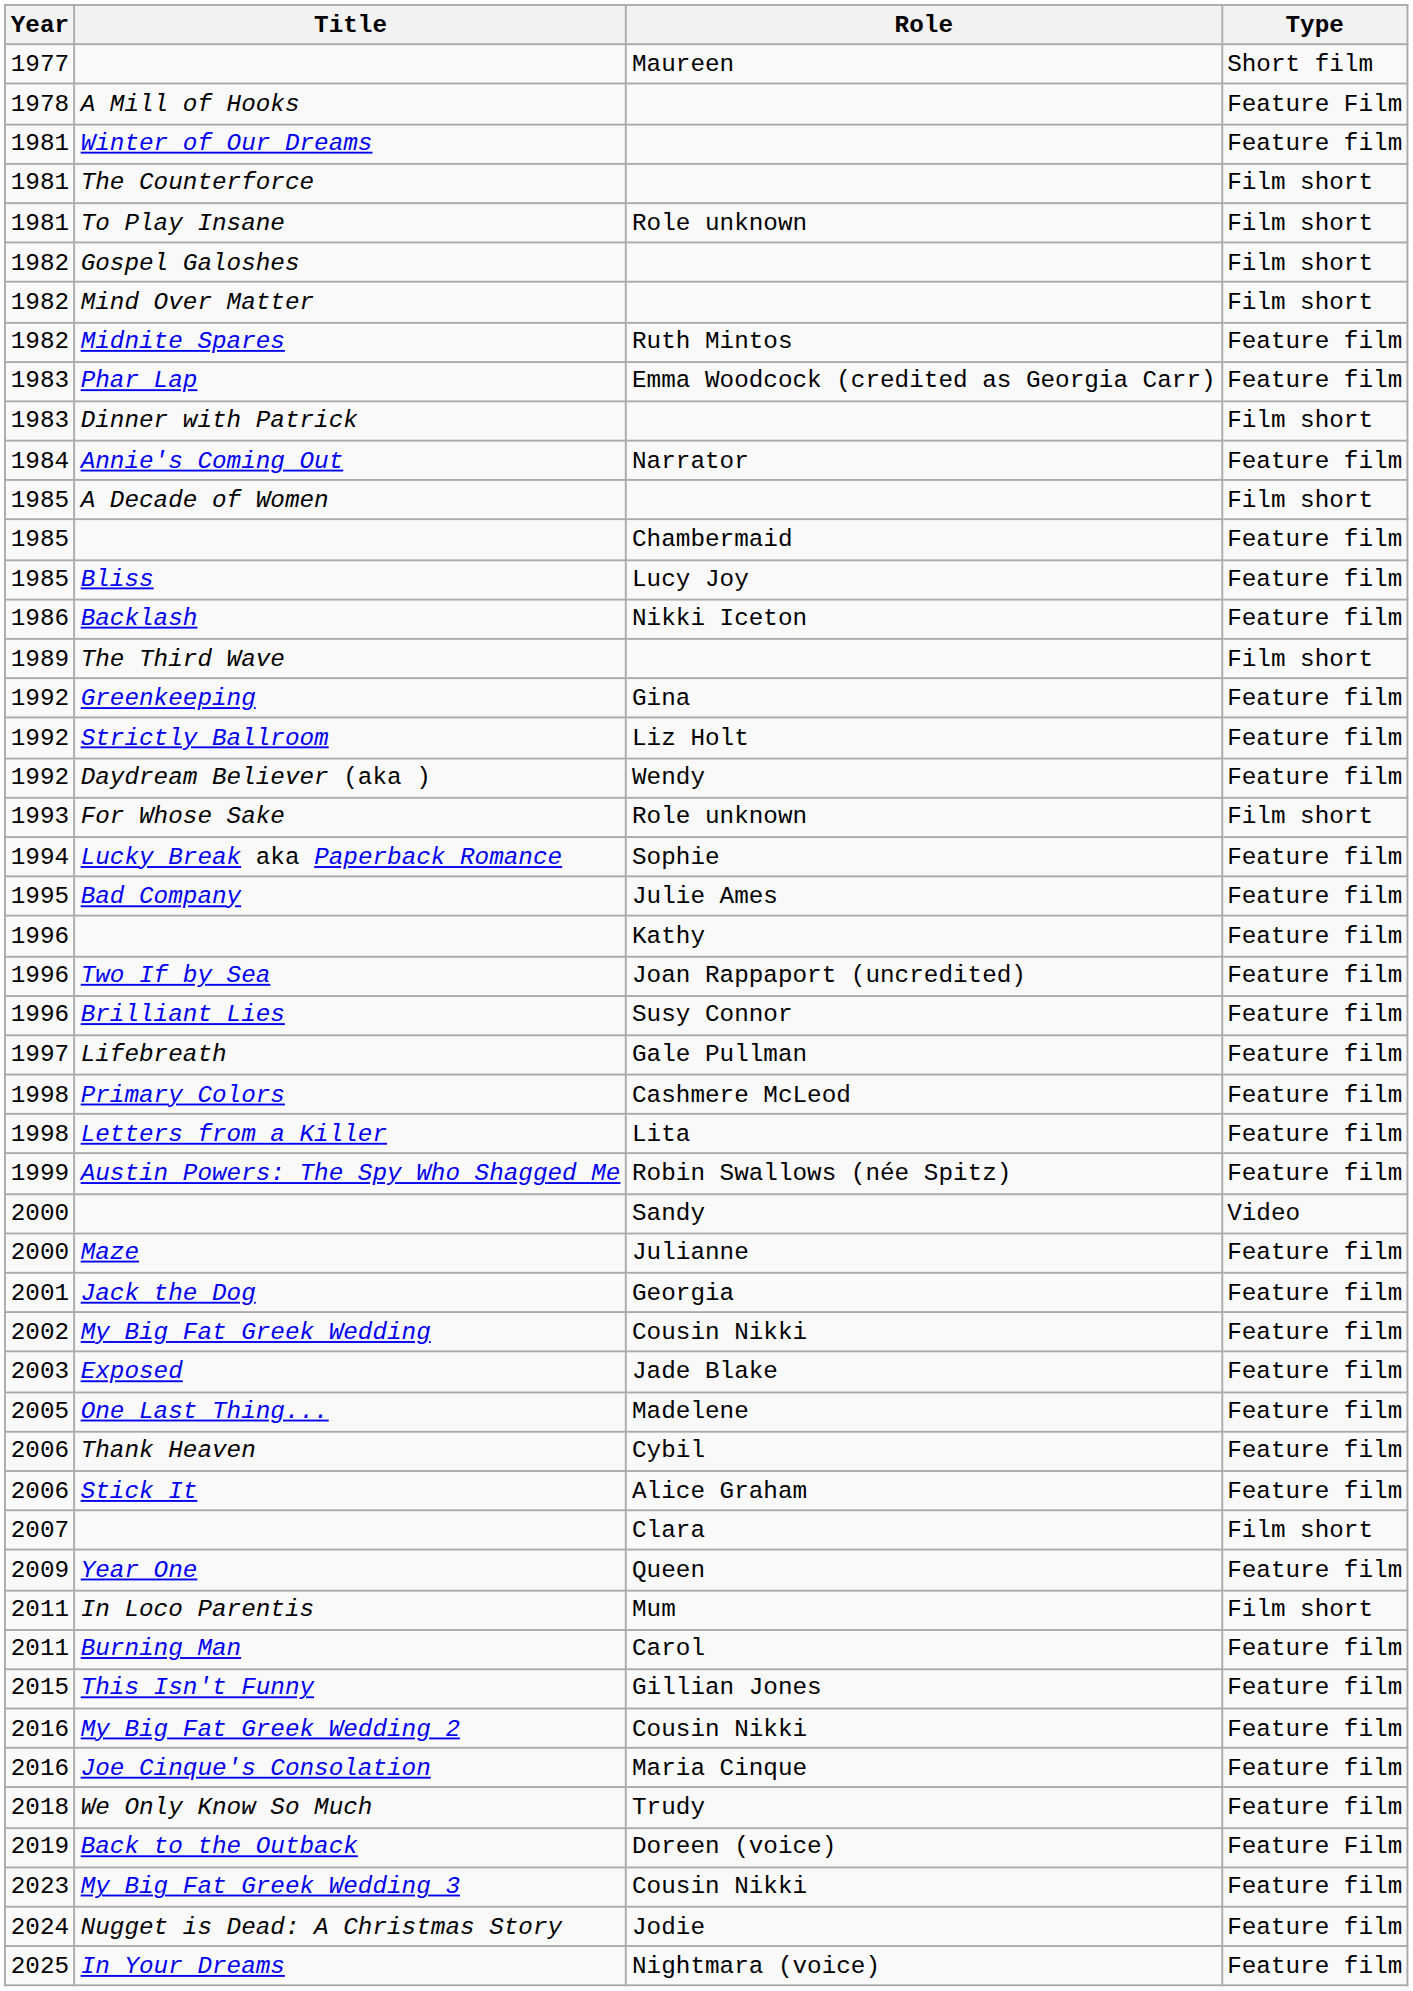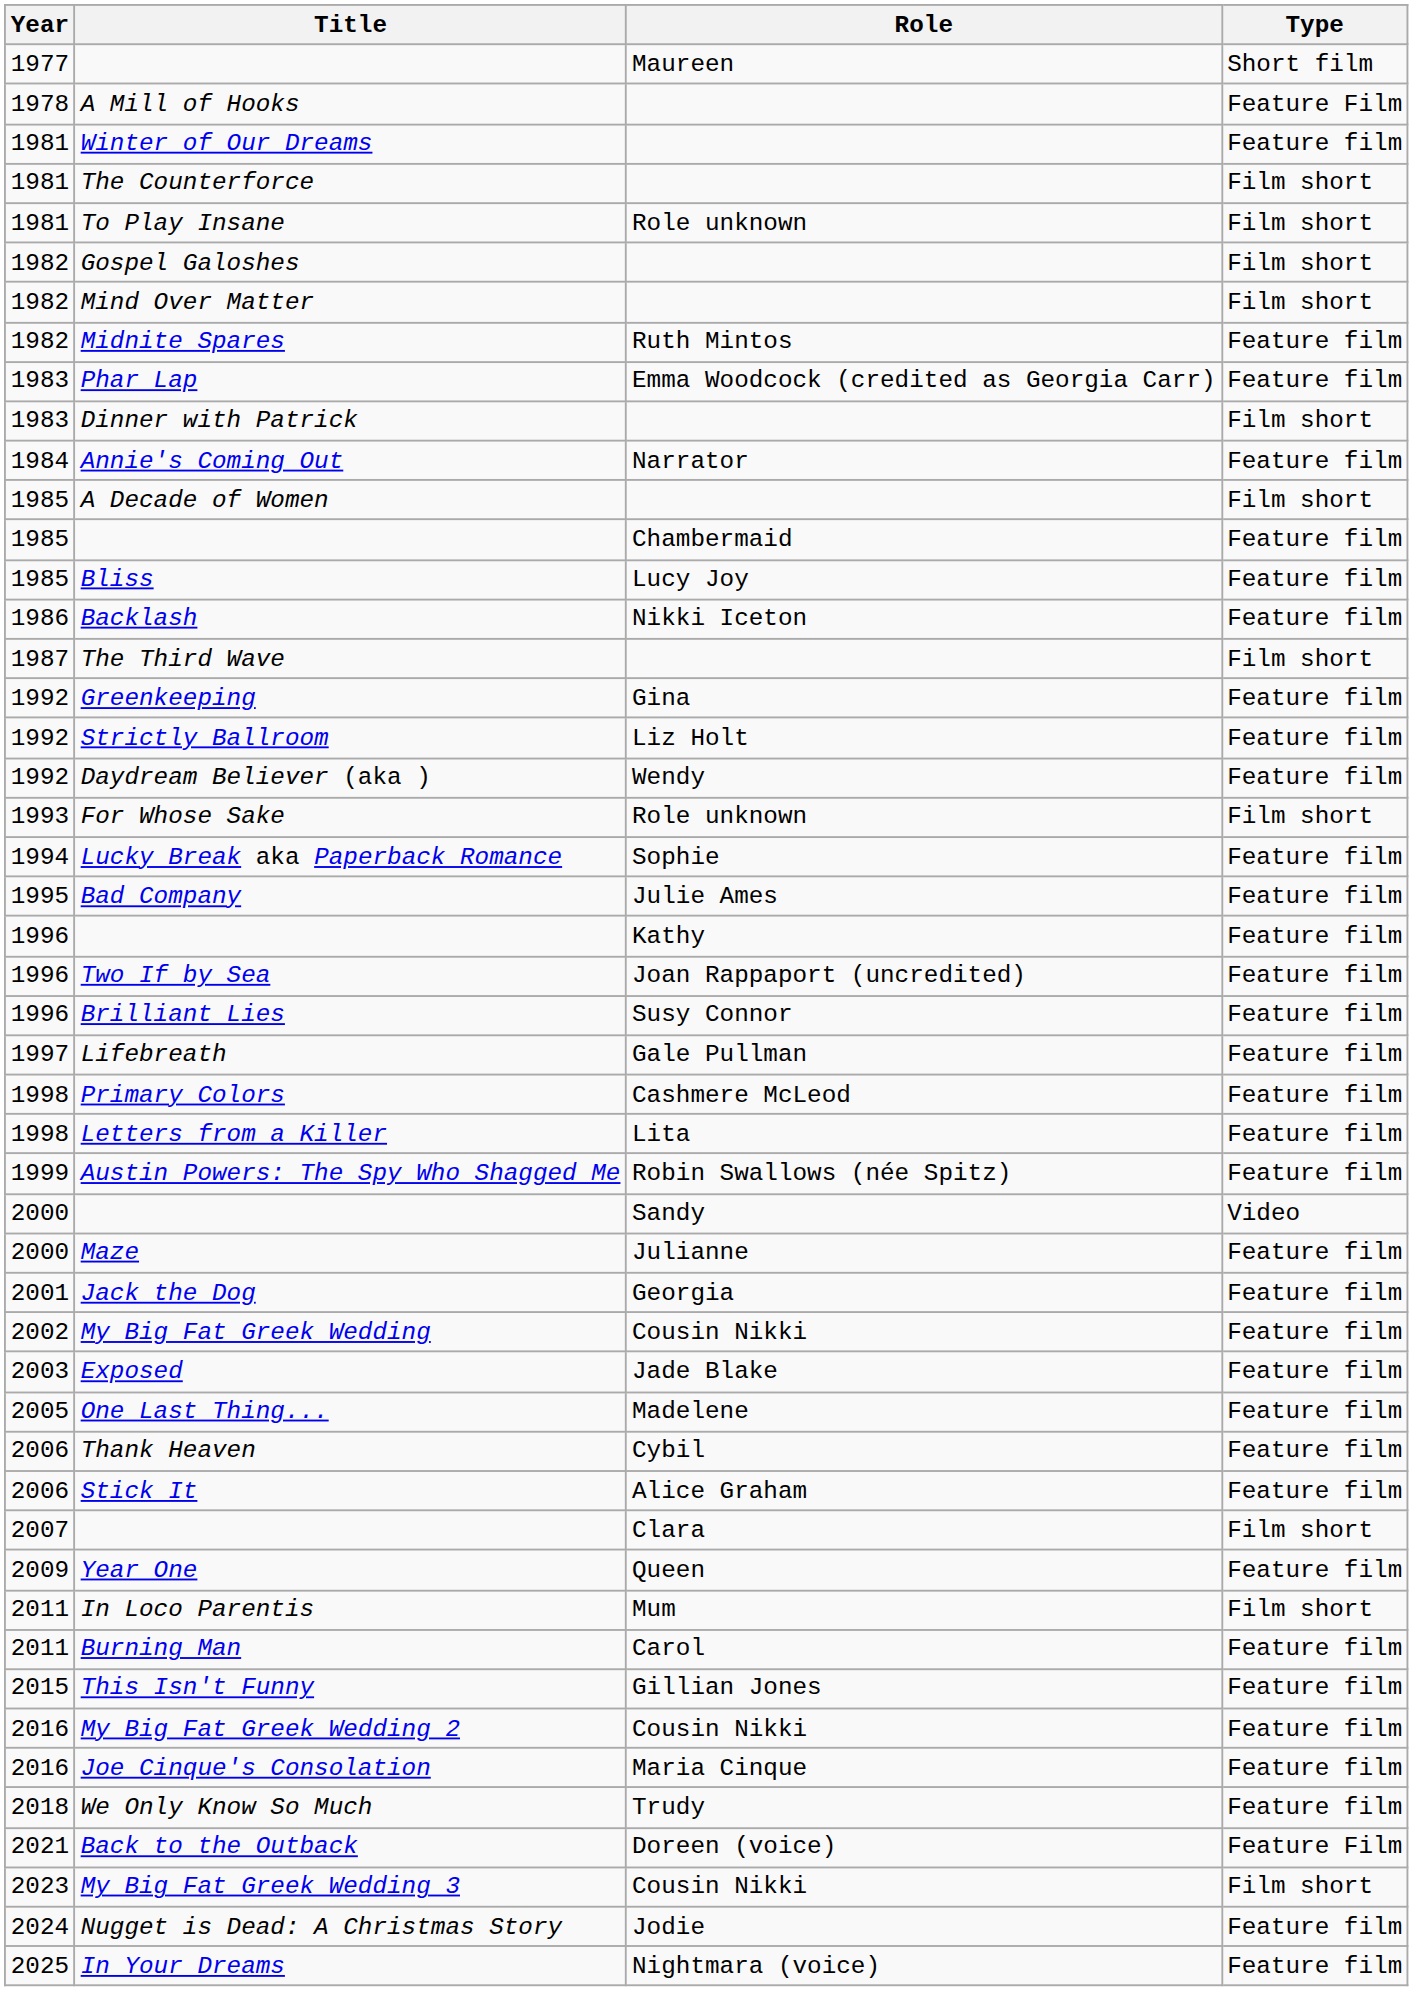(40, 659) 1989 -> (40, 659) 1987
(40, 1847) 2019 -> (40, 1847) 2021
(1315, 1887) Feature film -> (1300, 1887) Film short
